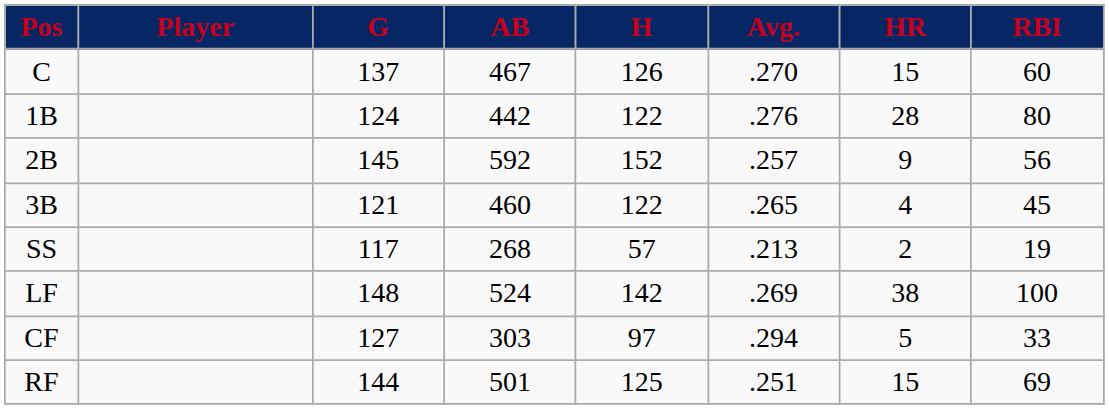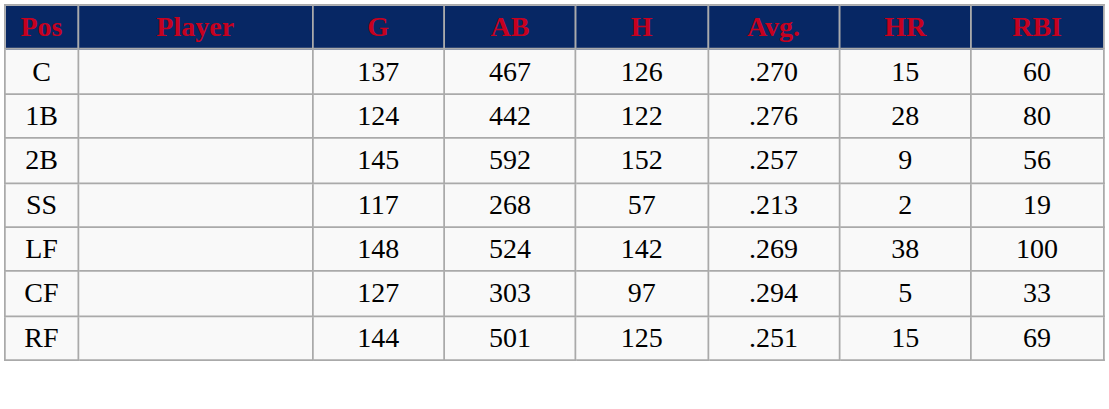- row: (41, 204)
